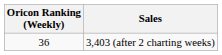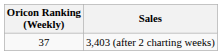(44, 42) 36 -> (44, 42) 37
